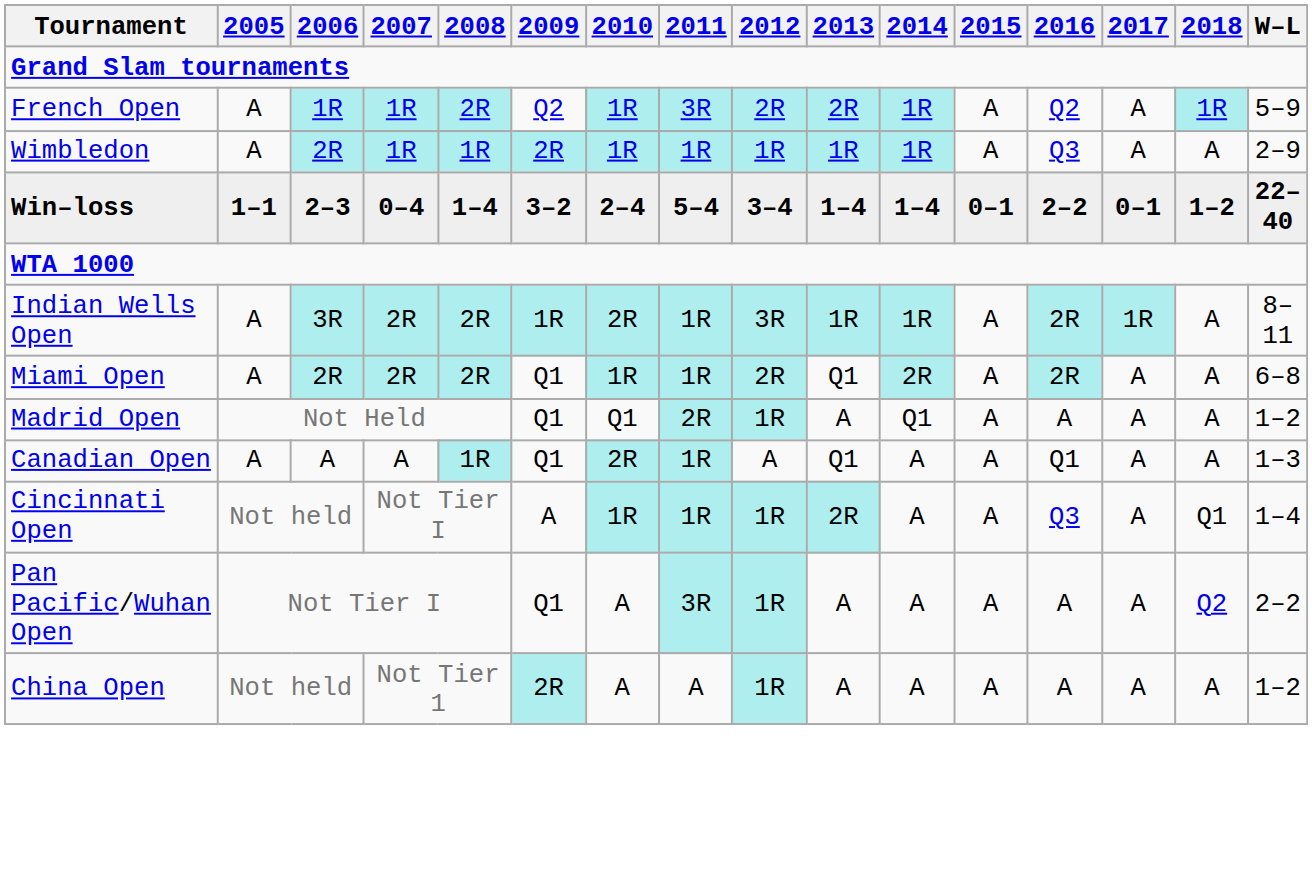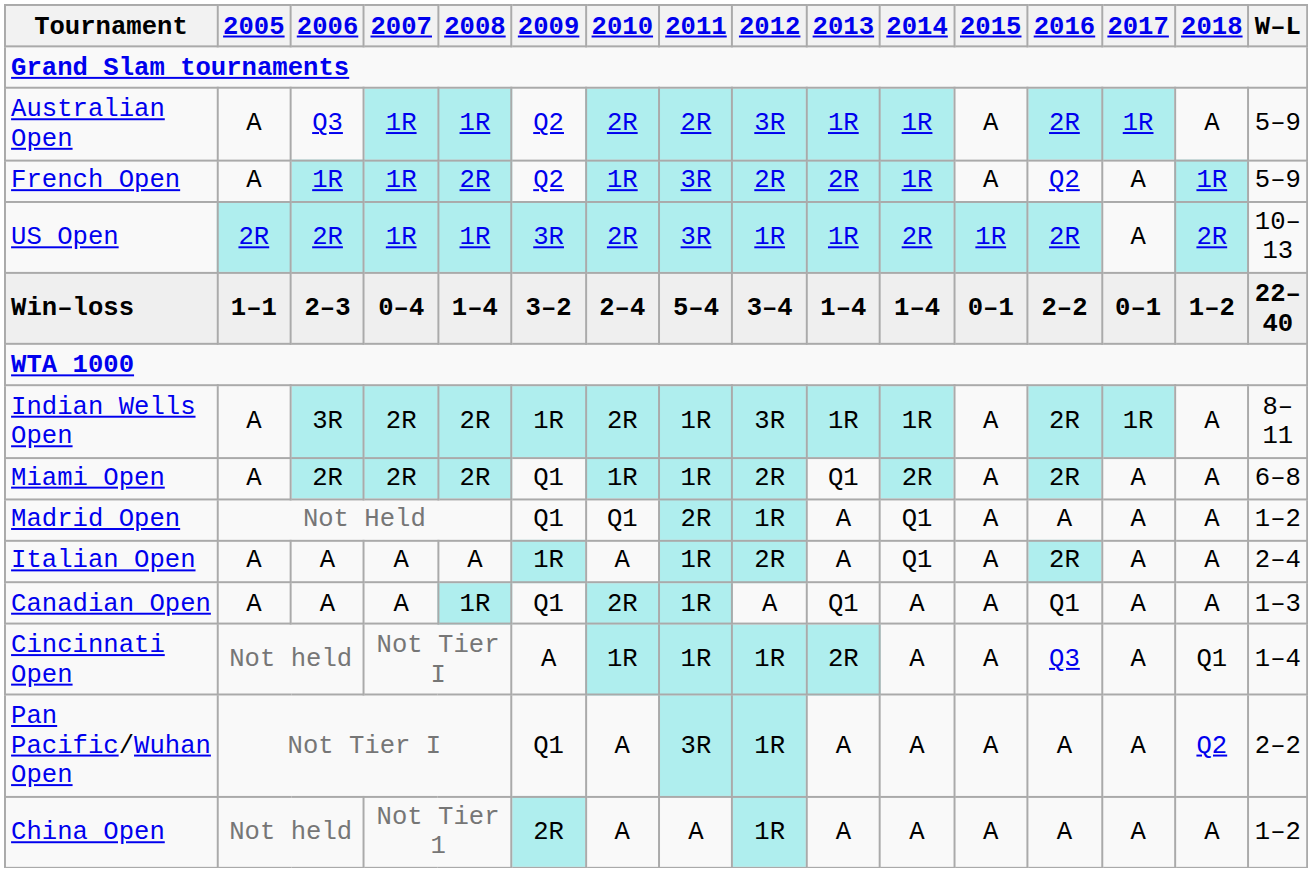+ row: (88, 124)
- row: (80, 151)
+ row: (65, 237)
+ row: (103, 561)
